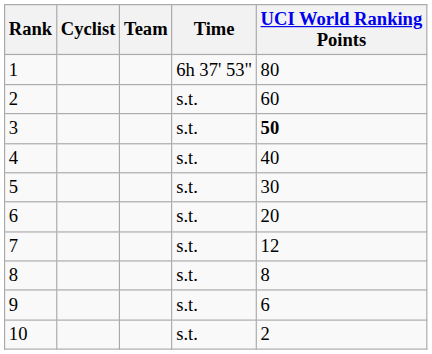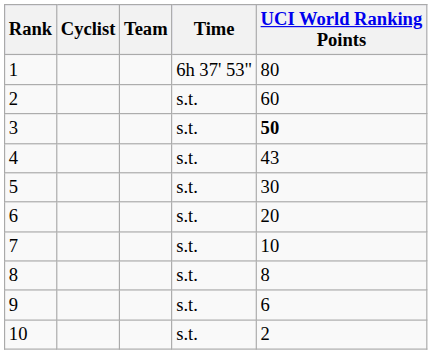(270, 157) 40 -> (270, 157) 43
(270, 246) 12 -> (270, 246) 10
